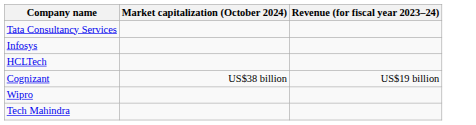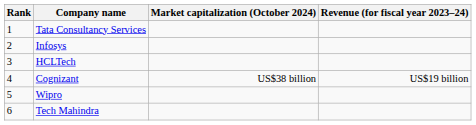+ column: (19, 12)
